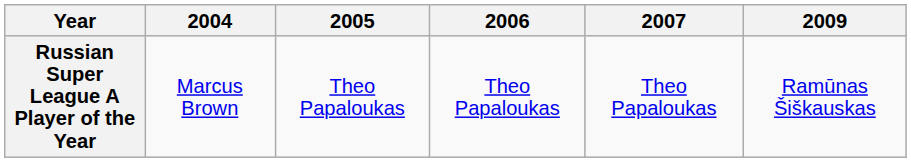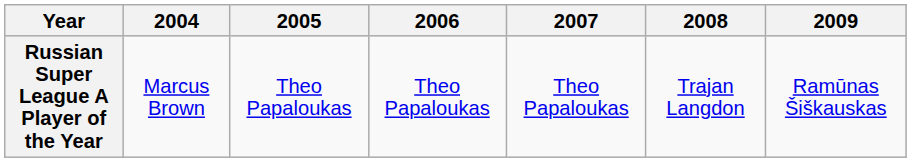+ column: (706, 20)
